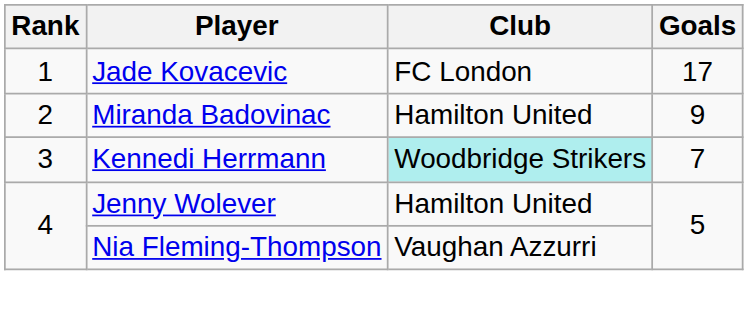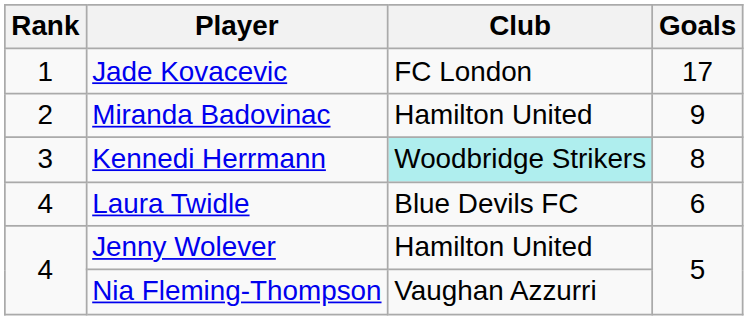(698, 159) 7 -> (698, 159) 8
+ row: (171, 203)
